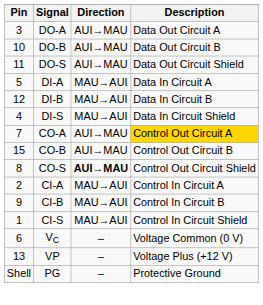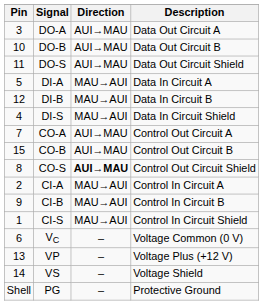(183, 133) gold background -> (183, 133) no background
+ row: (52, 274)
